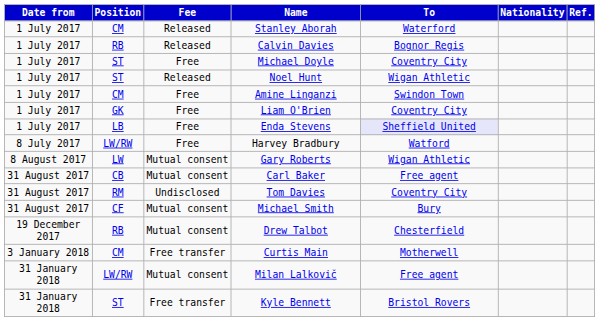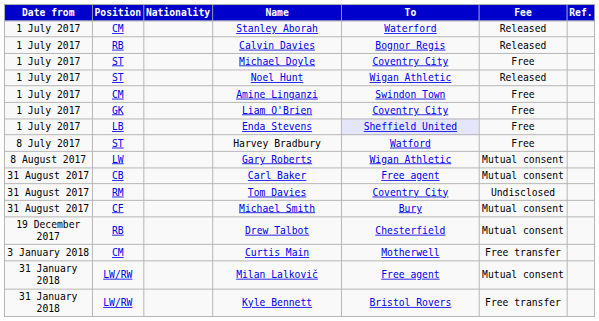columns swapped: (532, 12) <-> (187, 12)
(118, 143) LW/RW -> (118, 143) ST
(118, 302) ST -> (118, 302) LW/RW
